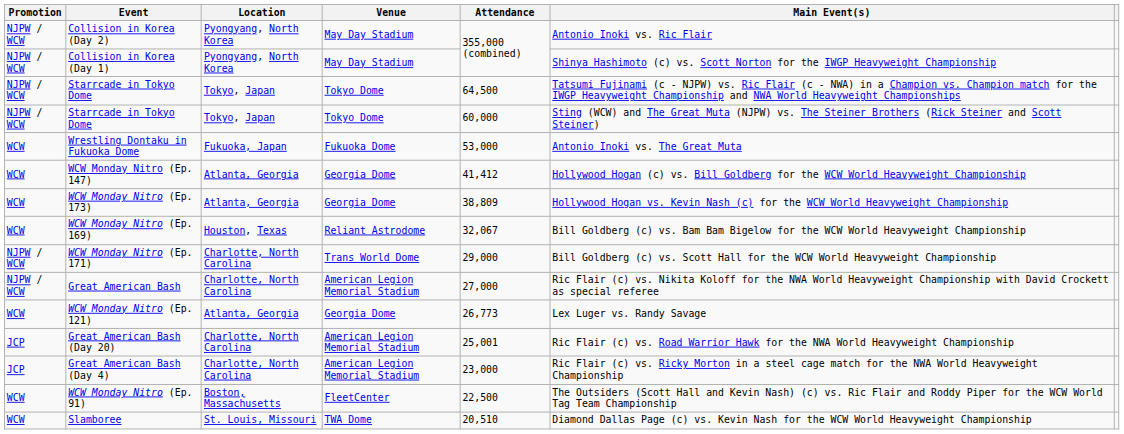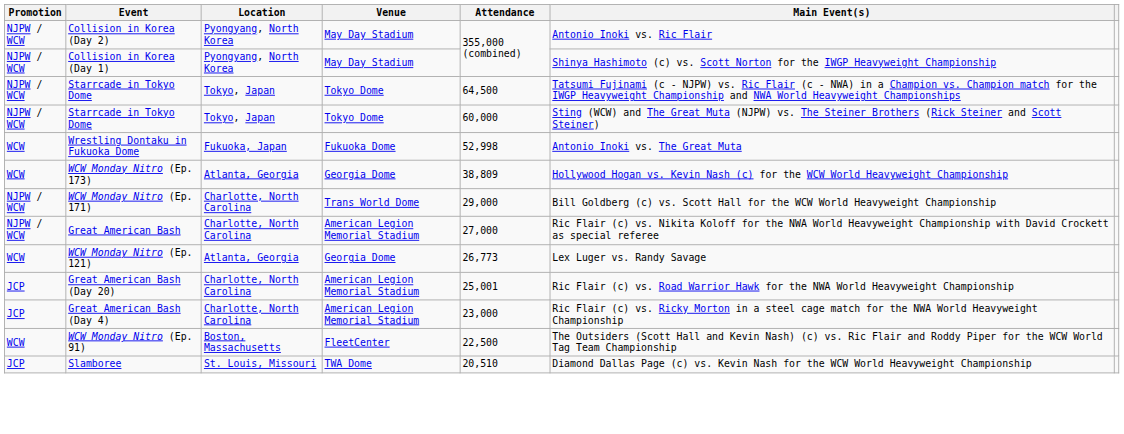(480, 147) 53,000 -> (480, 147) 52,998
- row: (130, 175)
- row: (130, 231)
(16, 420) WCW -> (16, 364) JCP
